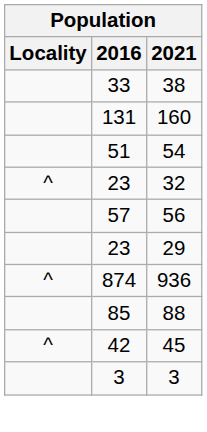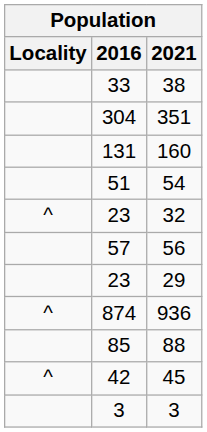+ row: (174, 118)
